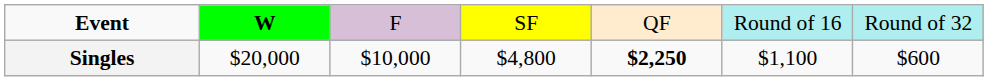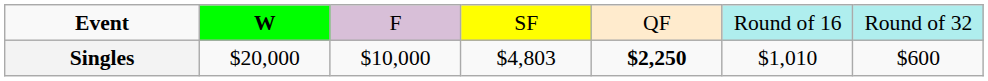(526, 58) $4,800 -> (526, 58) $4,803
(788, 58) $1,100 -> (788, 58) $1,010
